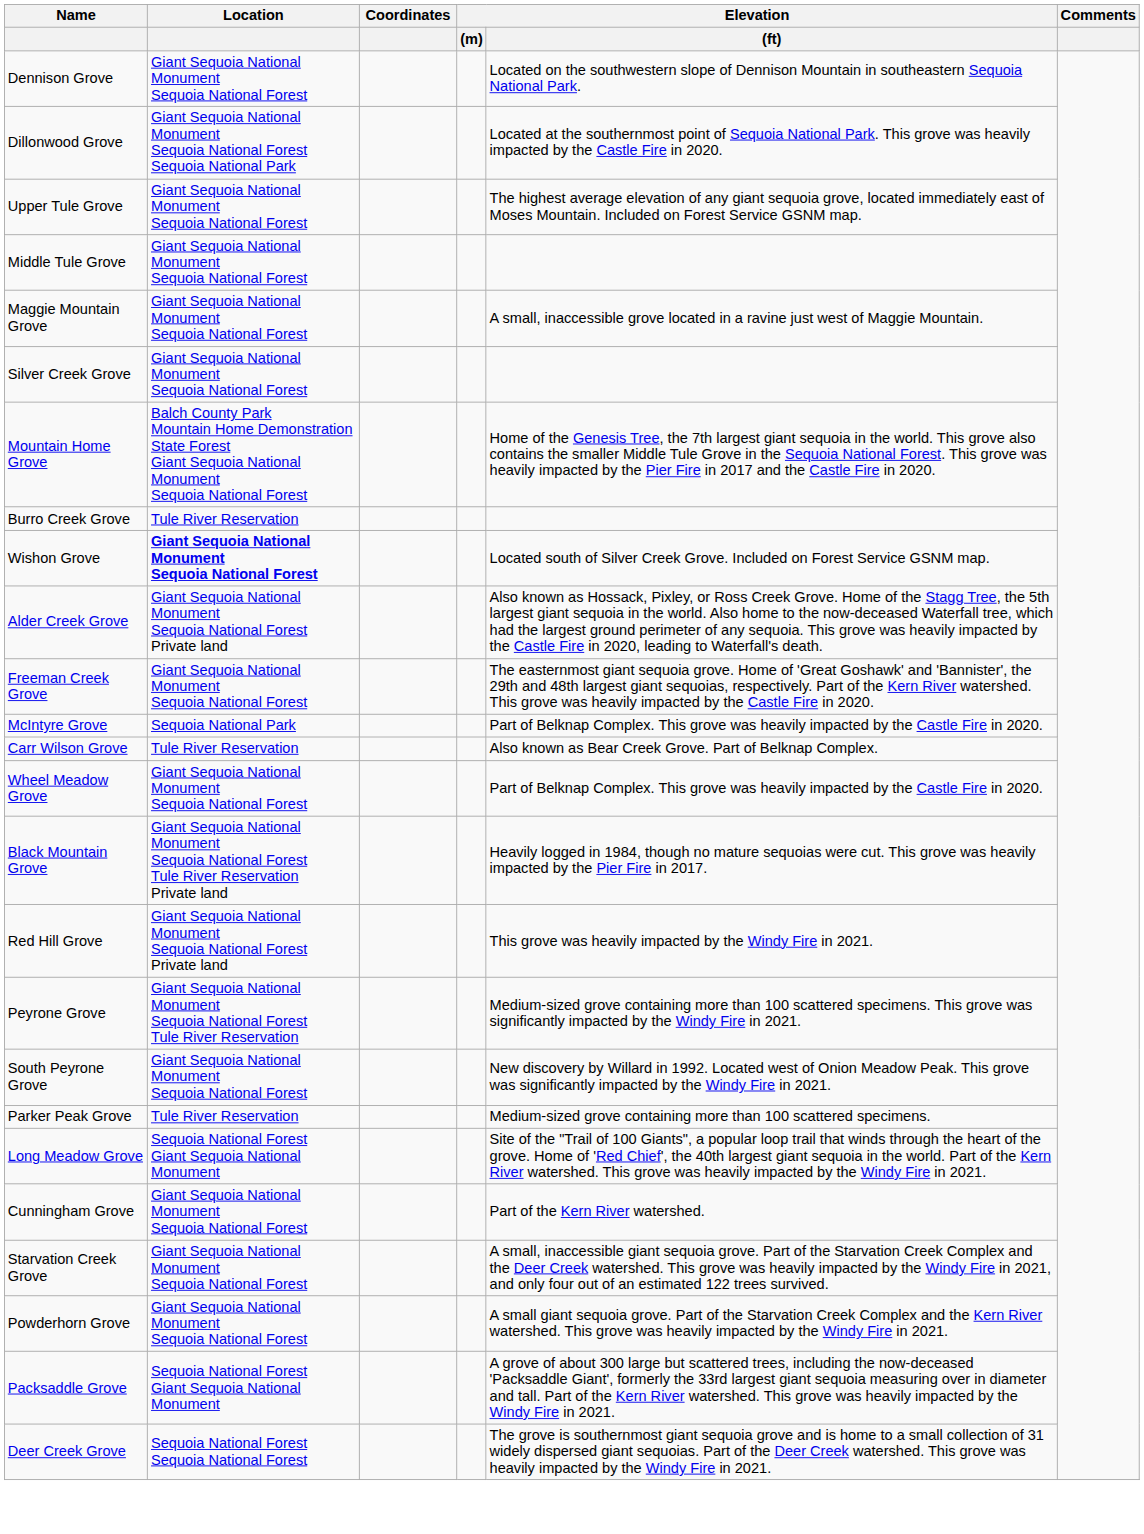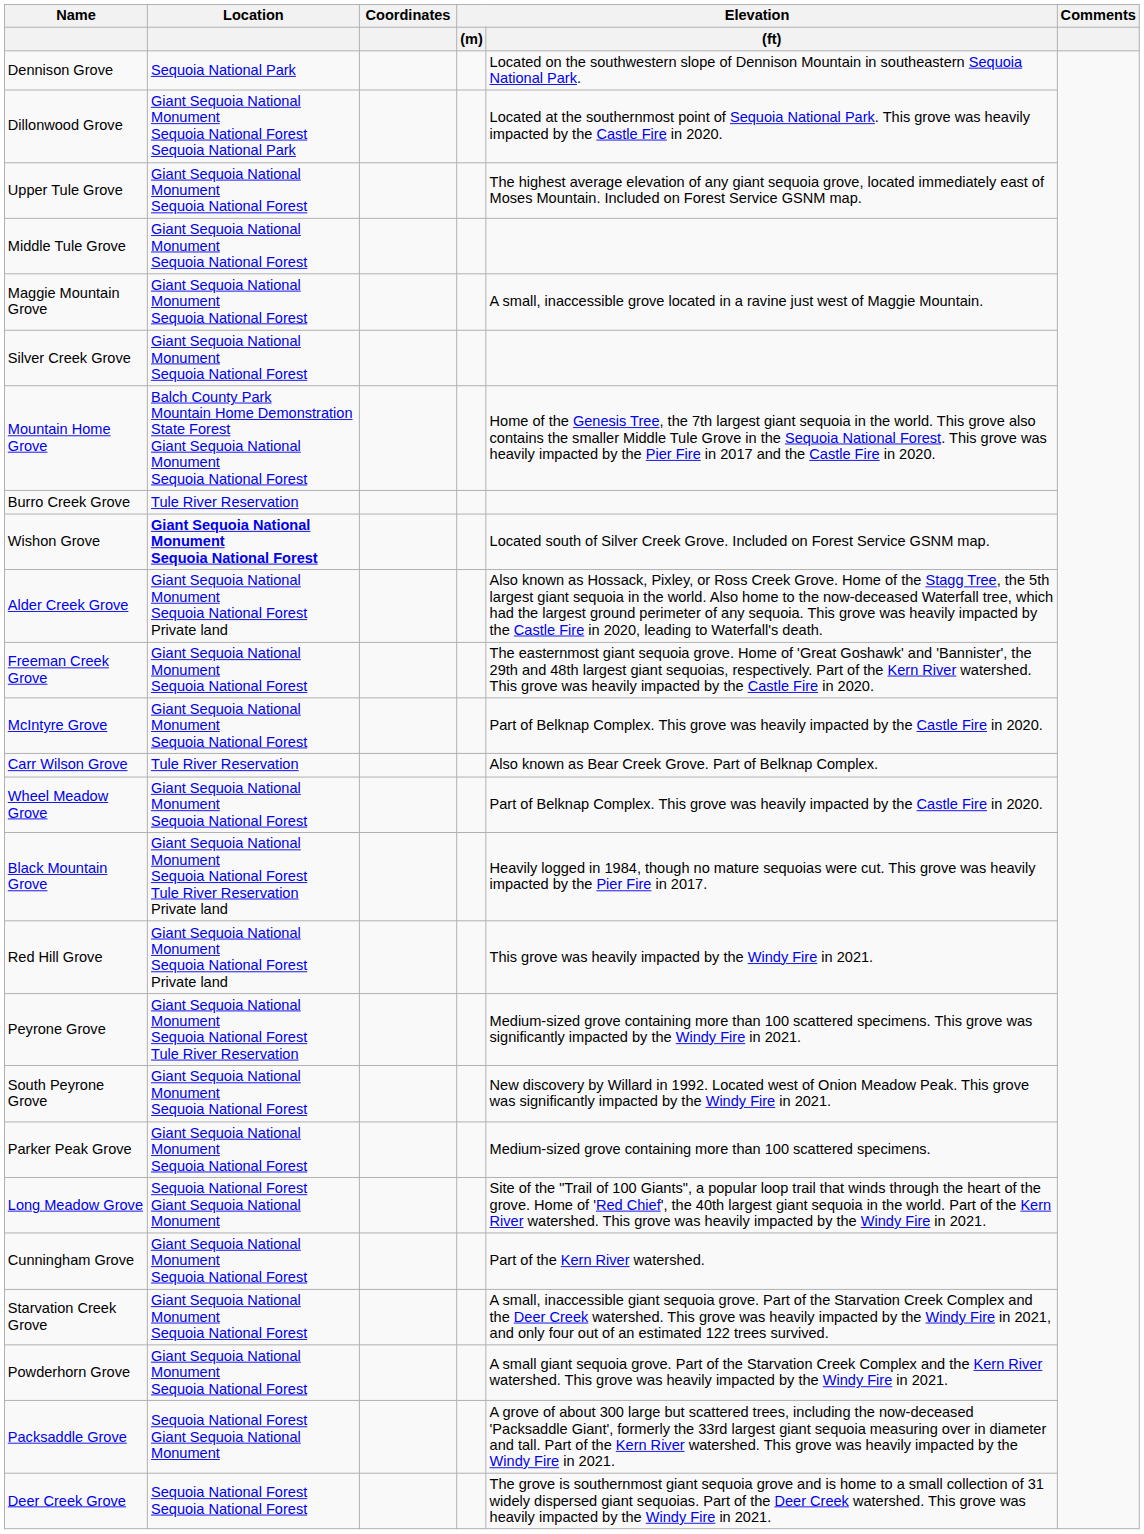(229, 78) Giant Sequoia National Monument Sequoia National Forest -> (223, 70) Sequoia National Park
(223, 725) Sequoia National Park -> (229, 725) Giant Sequoia National Monument Sequoia National Forest
(225, 1116) Tule River Reservation -> (229, 1149) Giant Sequoia National Monument Sequoia National Forest
